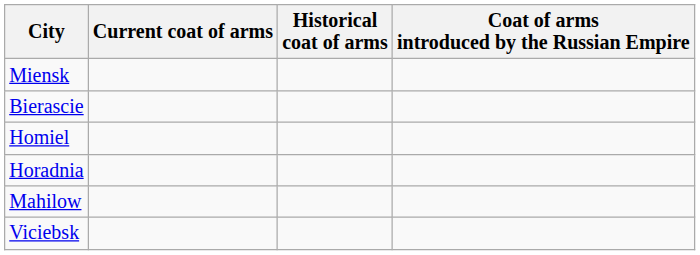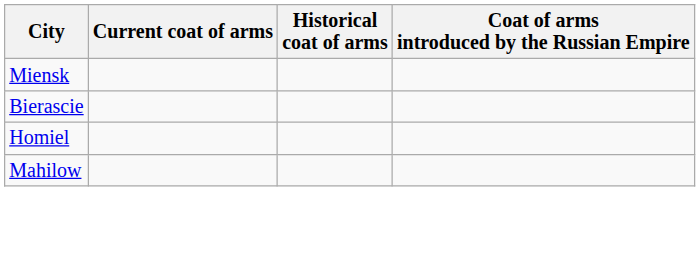- row: (46, 169)
- row: (44, 233)
